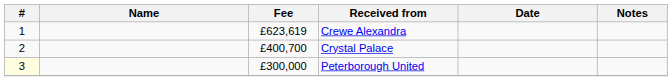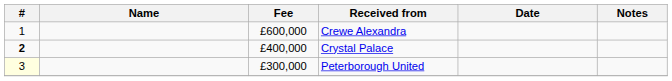(283, 31) £623,619 -> (283, 31) £600,000
(22, 48) normal -> (22, 48) bold
(283, 48) £400,700 -> (283, 48) £400,000
